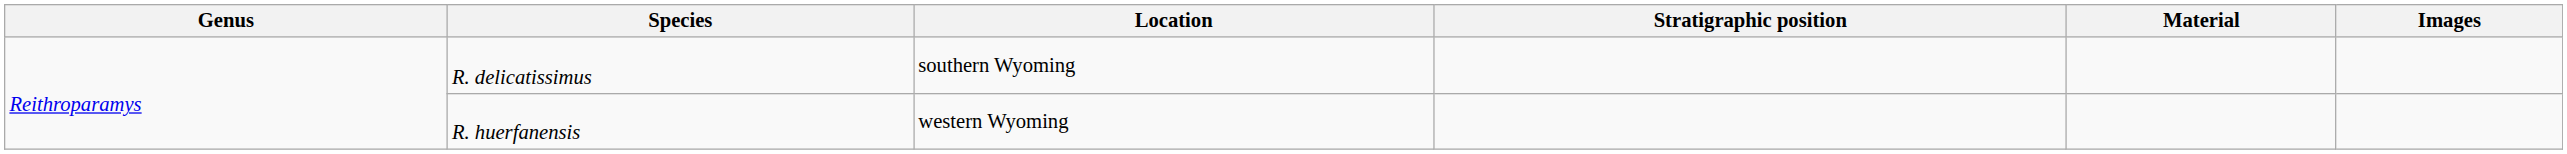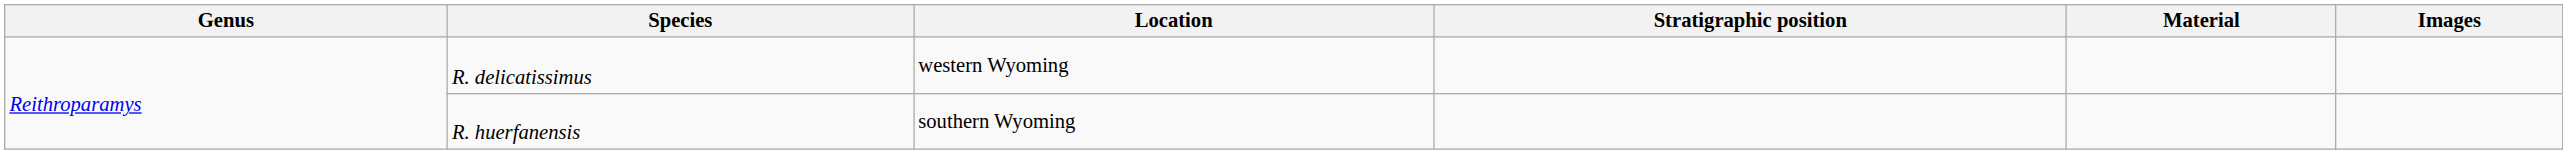(997, 65) southern Wyoming -> (993, 65) western Wyoming
(993, 121) western Wyoming -> (997, 121) southern Wyoming
